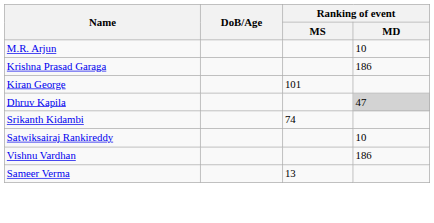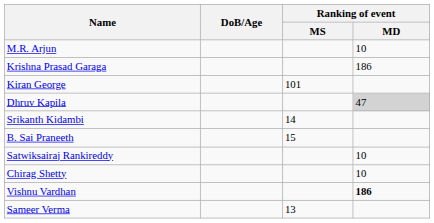(290, 120) 74 -> (290, 120) 14
+ row: (40, 138)
+ row: (37, 173)
(364, 155) normal -> (364, 191) bold
